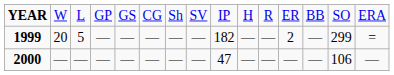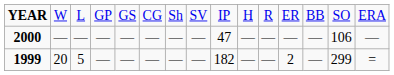rows swapped: (27, 37) <-> (27, 59)
